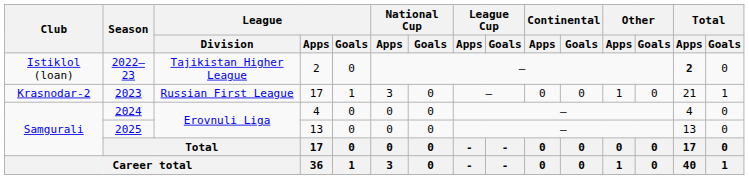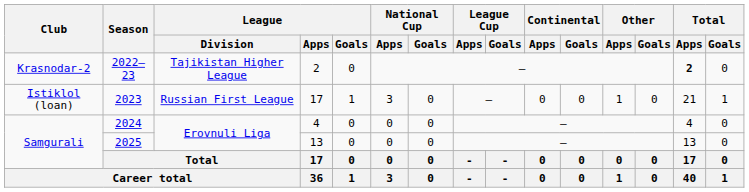(54, 69) Istiklol (loan) -> (54, 69) Krasnodar-2
(54, 93) Krasnodar-2 -> (54, 99) Istiklol (loan)
